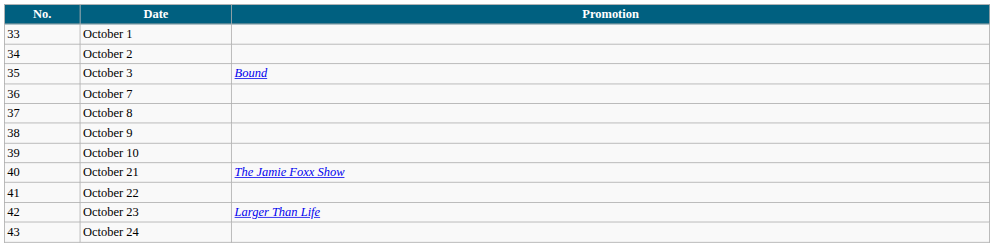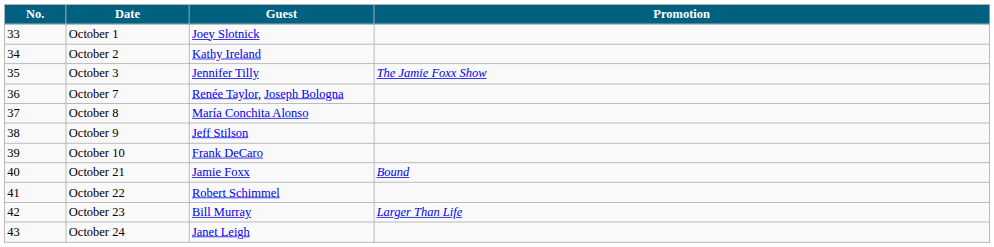+ column: (281, 14)
(251, 73) Bound -> (432, 73) The Jamie Foxx Show
(290, 172) The Jamie Foxx Show -> (393, 172) Bound
